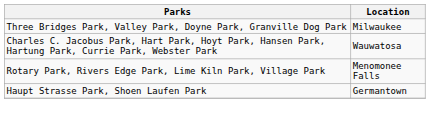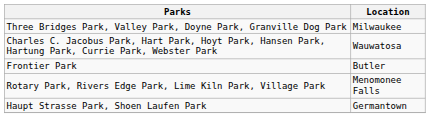+ row: (42, 66)
